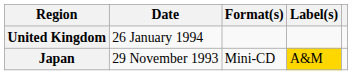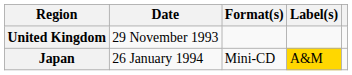(158, 37) 26 January 1994 -> (165, 37) 29 November 1993
(165, 59) 29 November 1993 -> (158, 59) 26 January 1994
